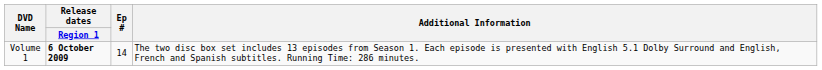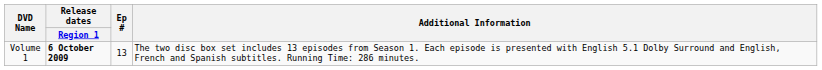(122, 53) 14 -> (122, 53) 13
